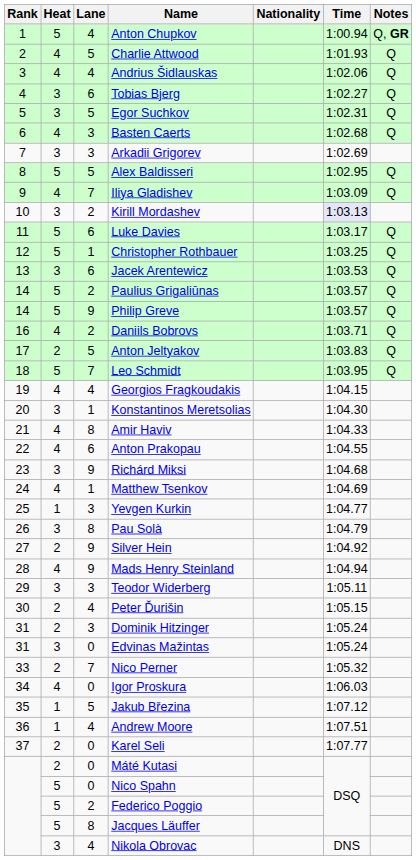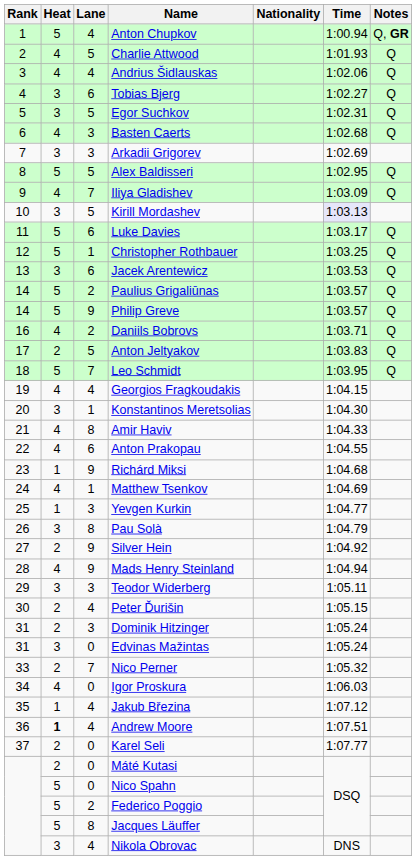(91, 212) 2 -> (91, 212) 5
(57, 469) 3 -> (57, 469) 1
(91, 707) 5 -> (91, 707) 4
(57, 726) normal -> (57, 726) bold
